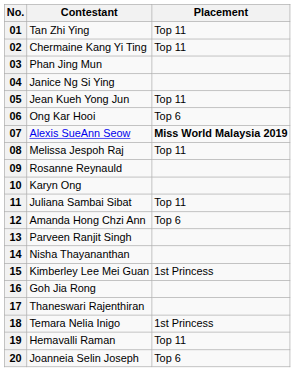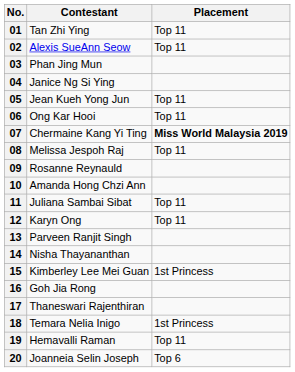(88, 47) Chermaine Kang Yi Ting -> (80, 47) Alexis SueAnn Seow
(167, 116) Top 6 -> (170, 116) Top 11
(80, 133) Alexis SueAnn Seow -> (88, 133) Chermaine Kang Yi Ting
(55, 185) Karyn Ong -> (87, 185) Amanda Hong Chzi Ann
(87, 220) Amanda Hong Chzi Ann -> (55, 220) Karyn Ong
(167, 220) Top 6 -> (170, 220) Top 11
